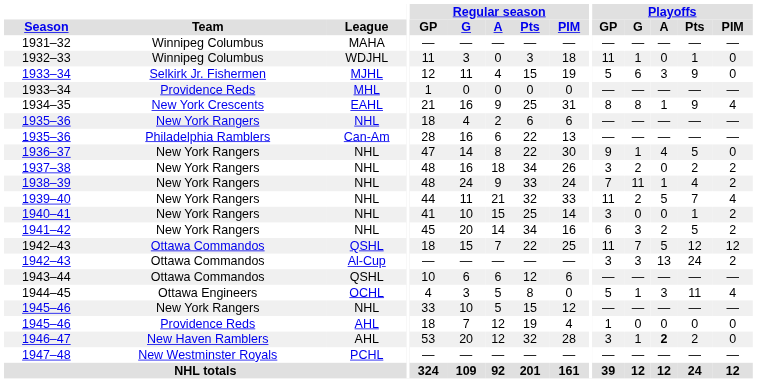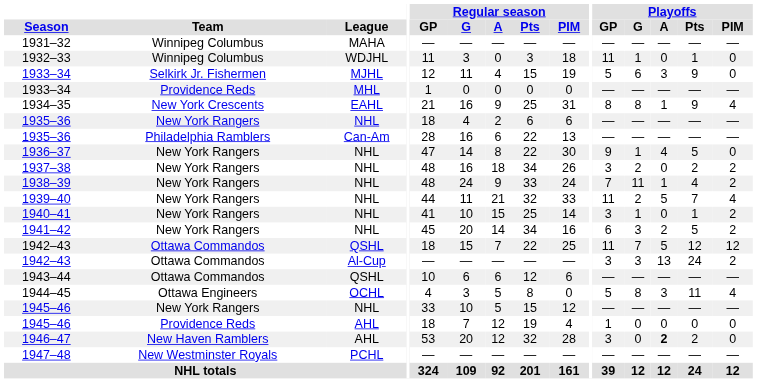(638, 214) 0 -> (638, 214) 1
(638, 292) 1 -> (638, 292) 8
(638, 339) 1 -> (638, 339) 0
